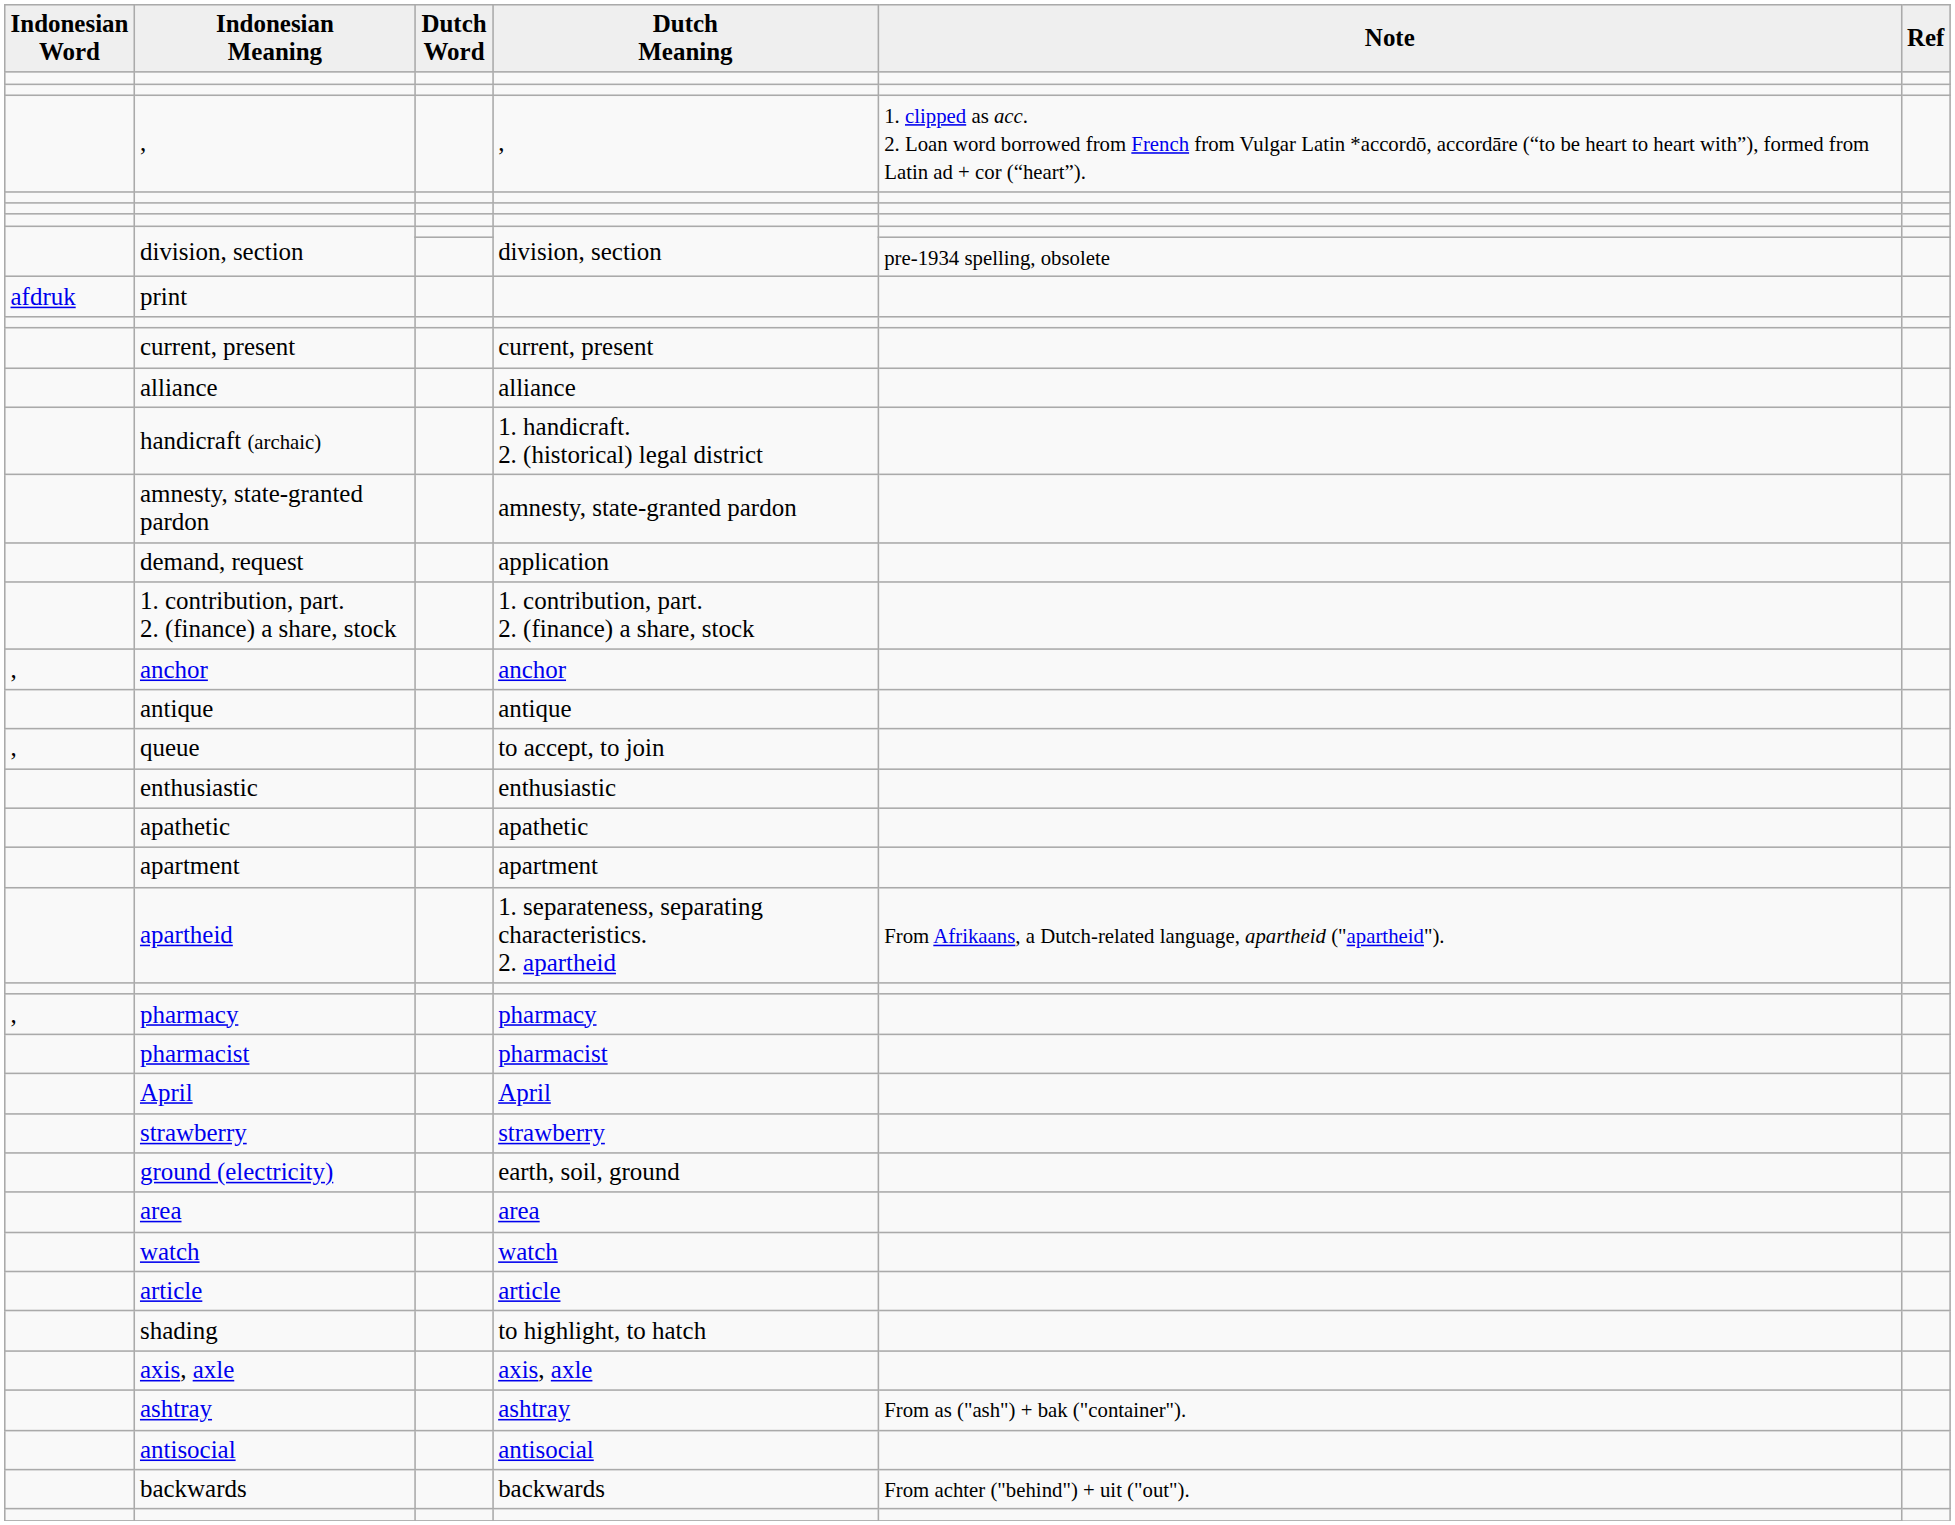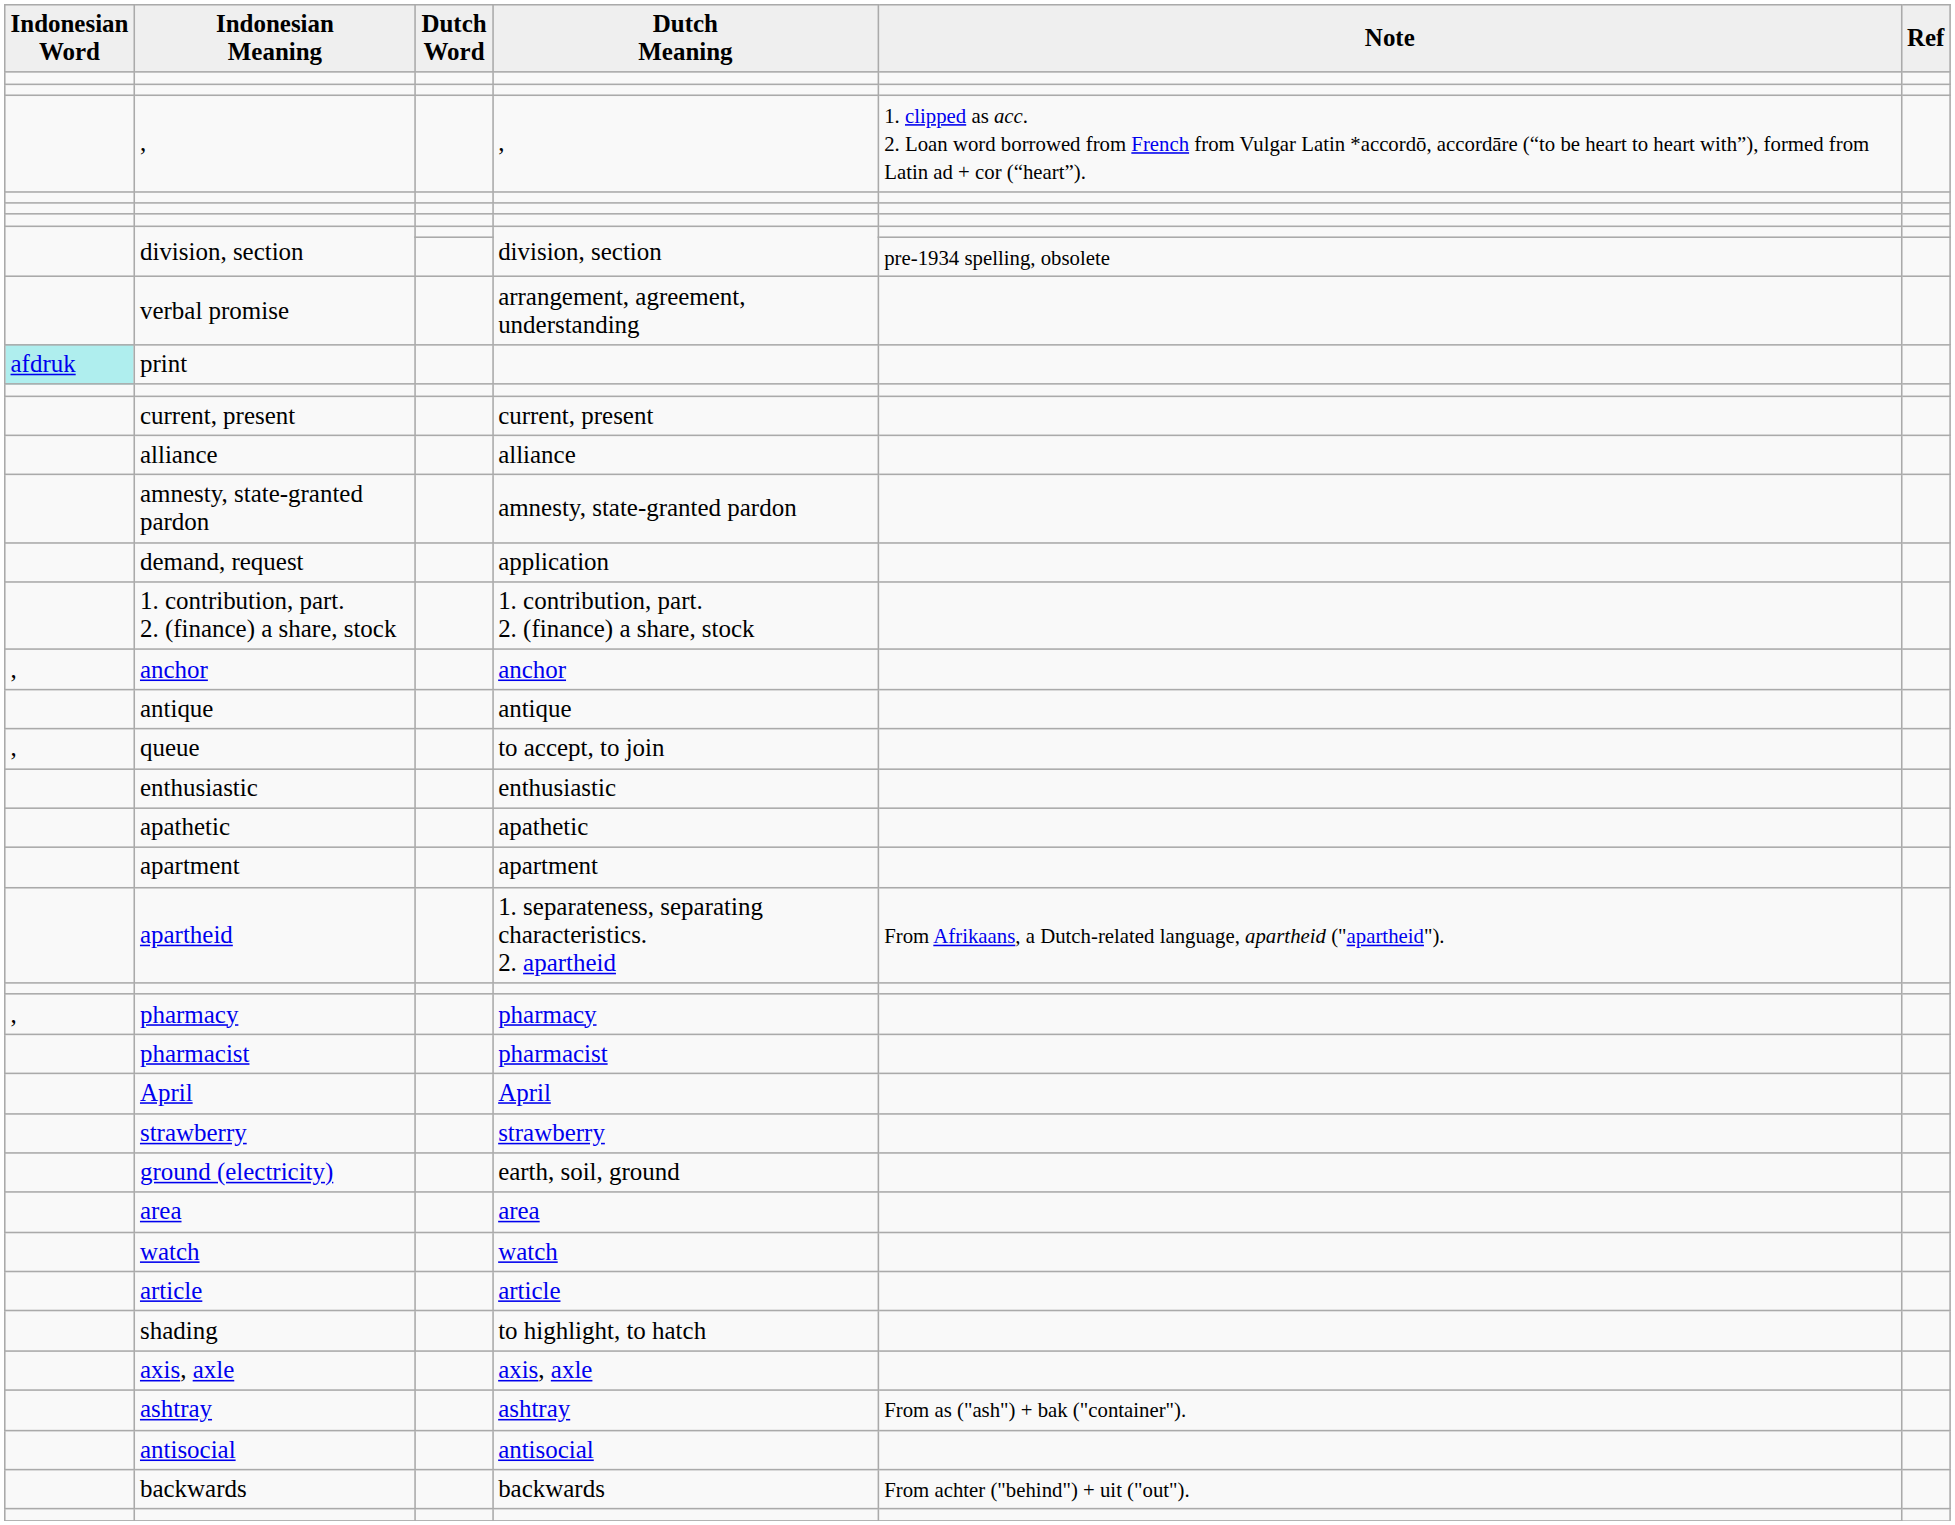+ row: (214, 310)
(43, 296) no background -> (43, 363) paleturquoise background
- row: (231, 440)
